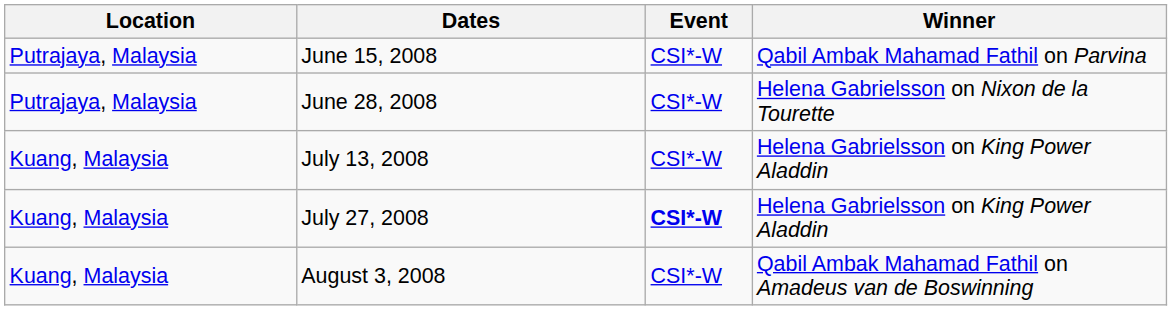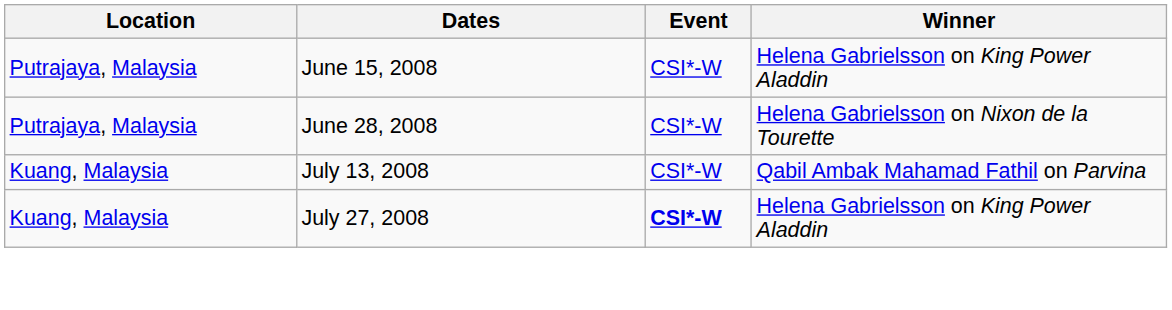(952, 55) Qabil Ambak Mahamad Fathil on Parvina -> (923, 67) Helena Gabrielsson on King Power Aladdin
(924, 159) Helena Gabrielsson on King Power Aladdin -> (951, 171) Qabil Ambak Mahamad Fathil on Parvina
- row: (373, 275)
